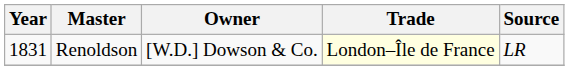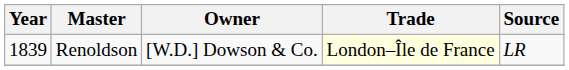(28, 49) 1831 -> (28, 49) 1839
